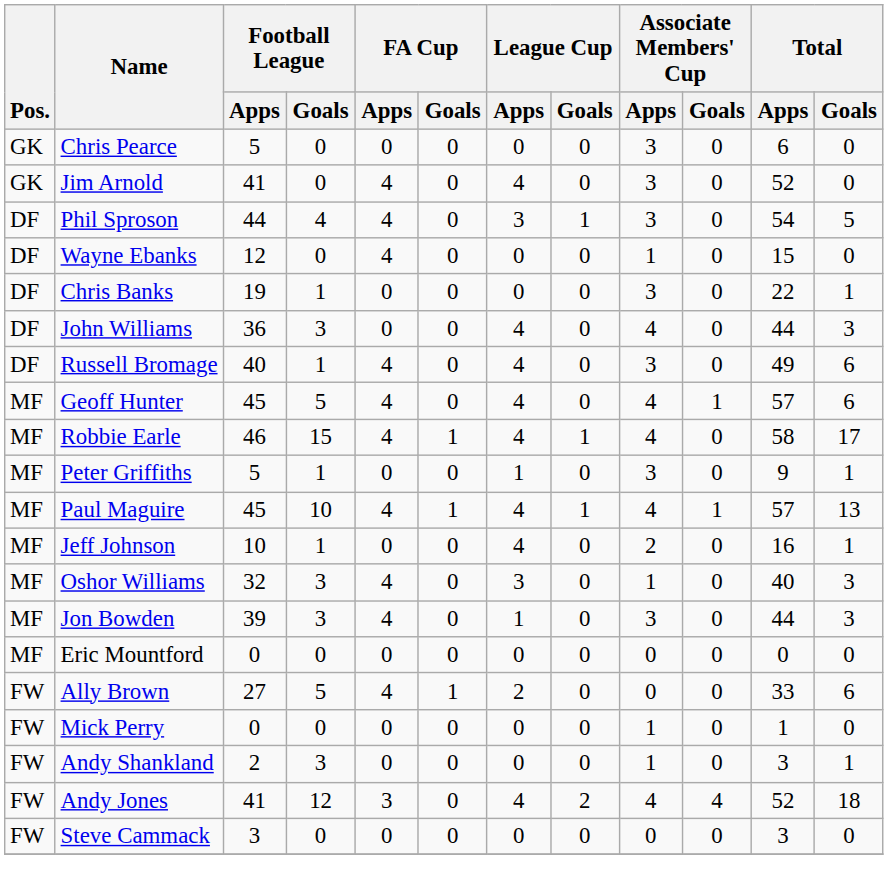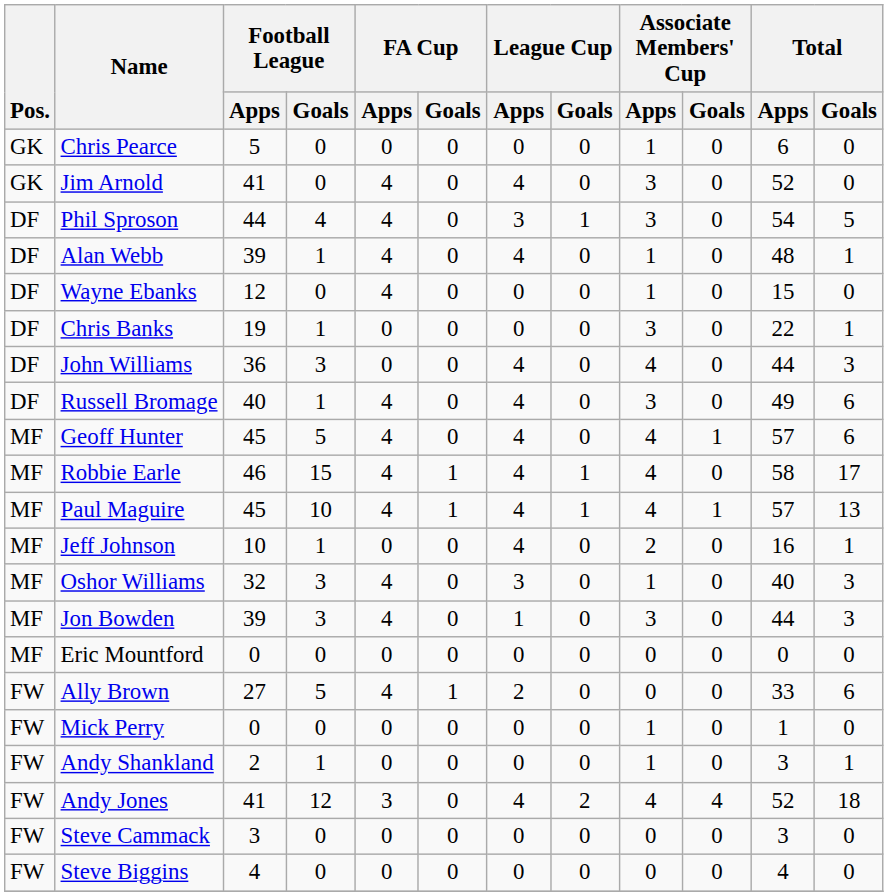(651, 146) 3 -> (651, 146) 1
+ row: (112, 255)
- row: (126, 473)
(321, 763) 3 -> (321, 763) 1
+ row: (124, 872)
